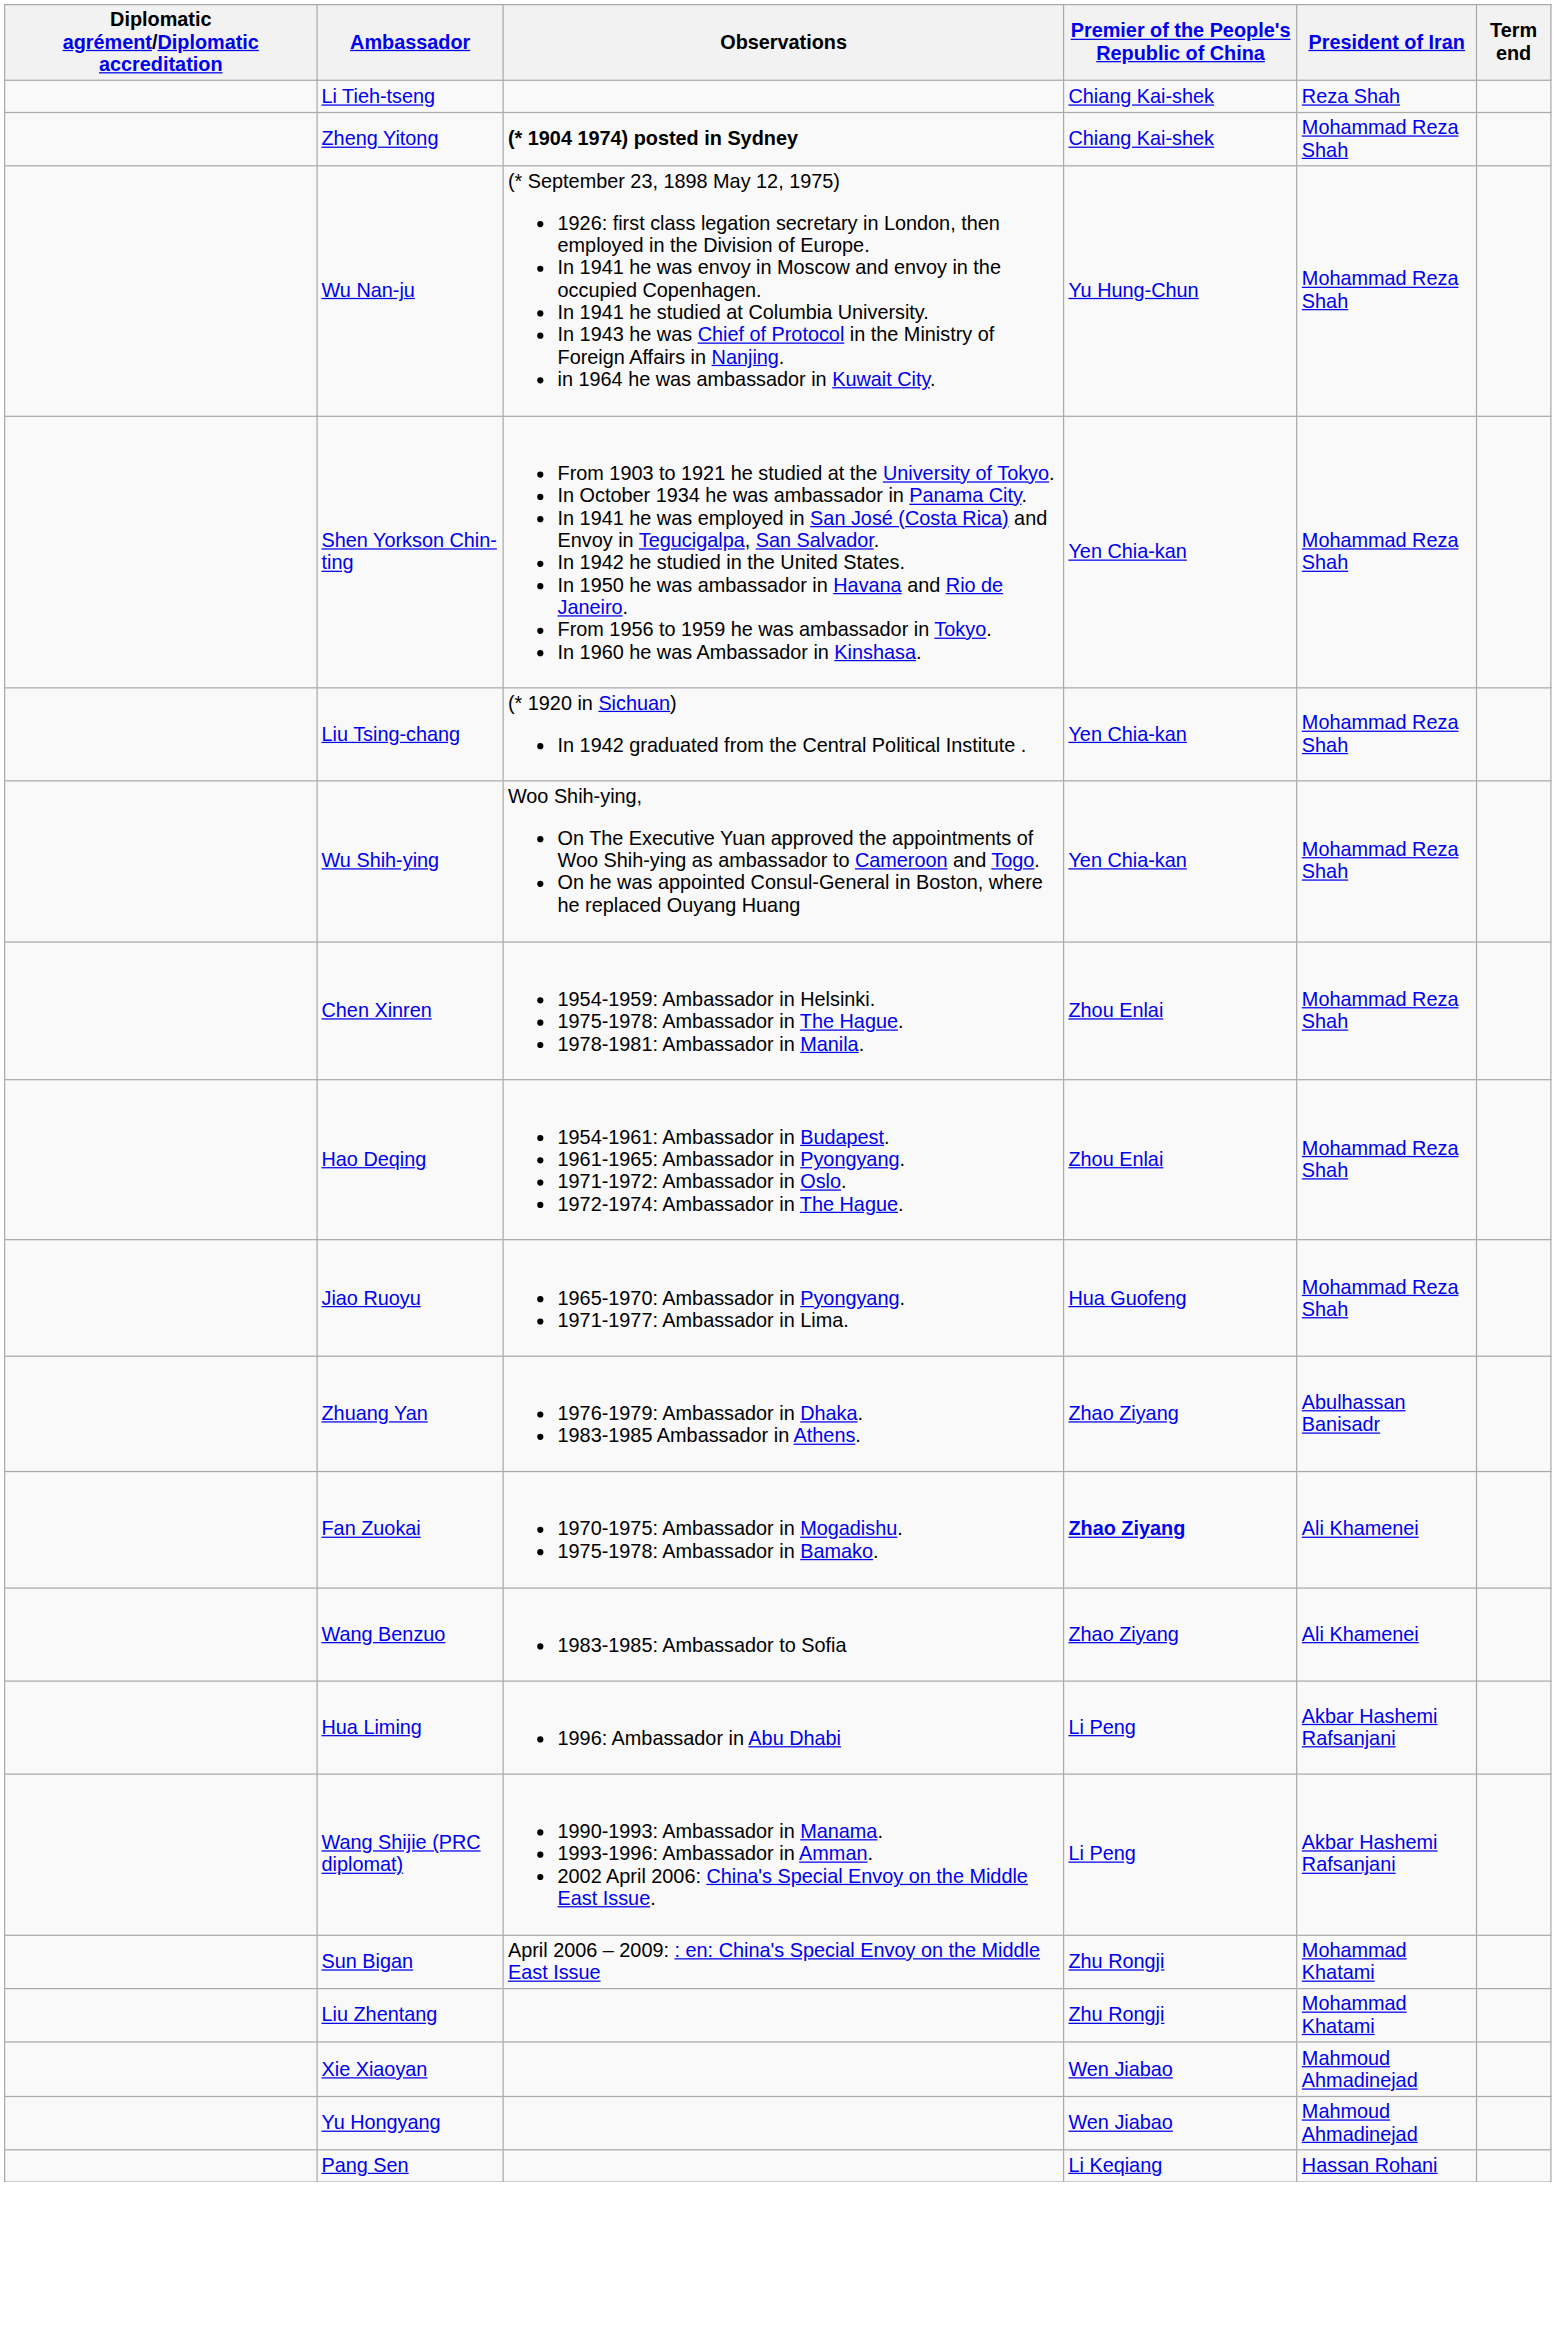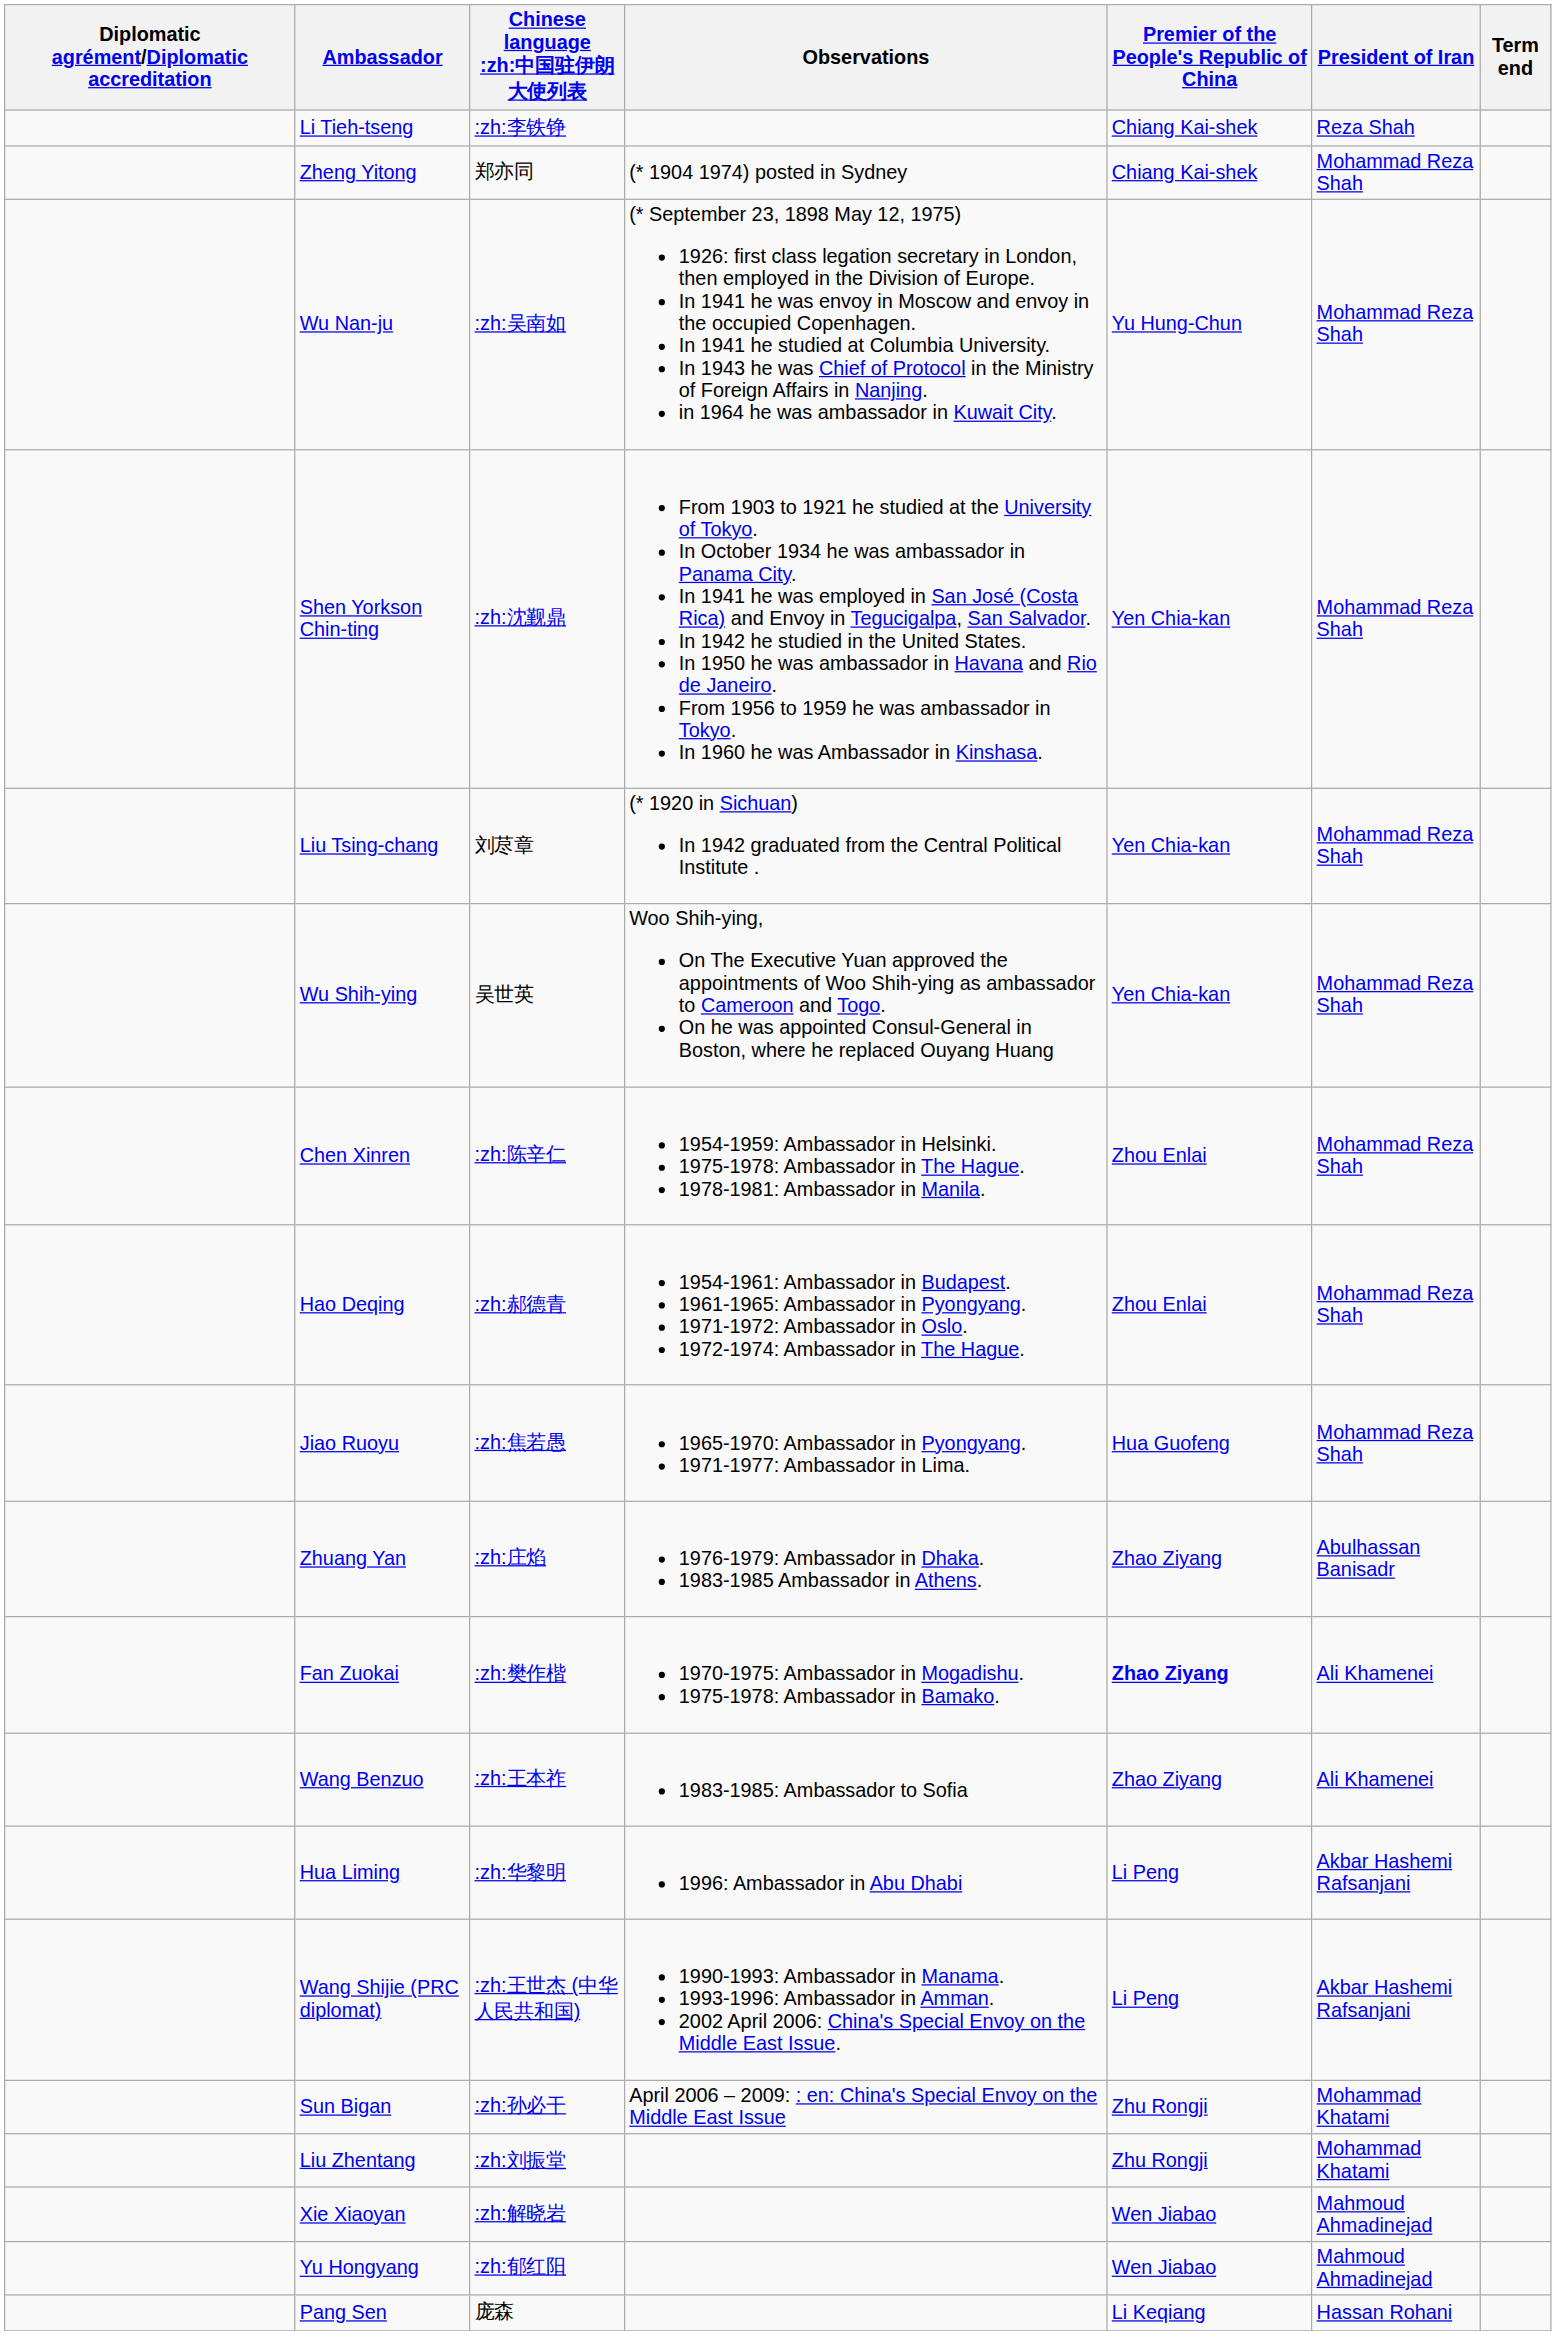+ column: (547, 56)
(653, 138) bold -> (768, 172) normal
